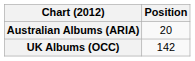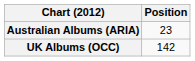(166, 30) 20 -> (166, 30) 23
